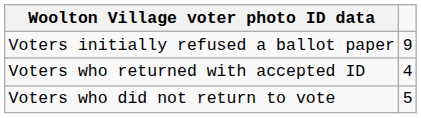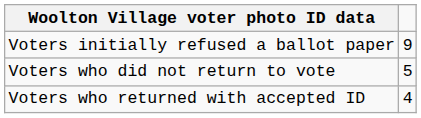rows swapped: (187, 72) <-> (172, 99)
